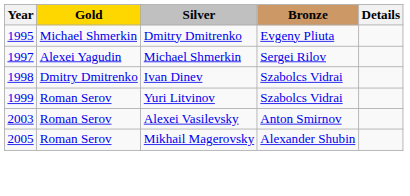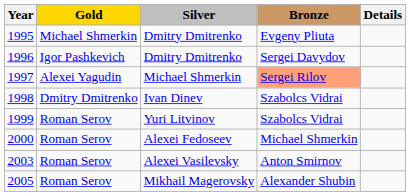+ row: (21, 56)
(293, 56) no background -> (293, 77) lightsalmon background
+ row: (21, 139)
